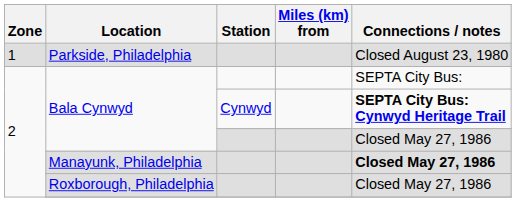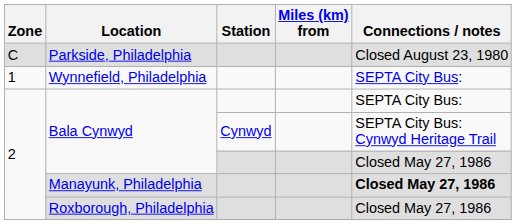(12, 54) 1 -> (13, 54) C
+ row: (128, 77)
(431, 108) bold -> (426, 131) normal
